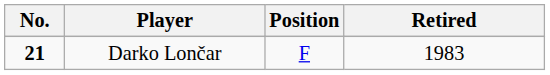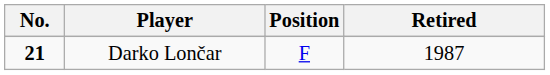(444, 52) 1983 -> (444, 52) 1987
